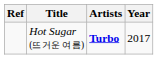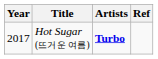columns swapped: (139, 13) <-> (15, 13)
